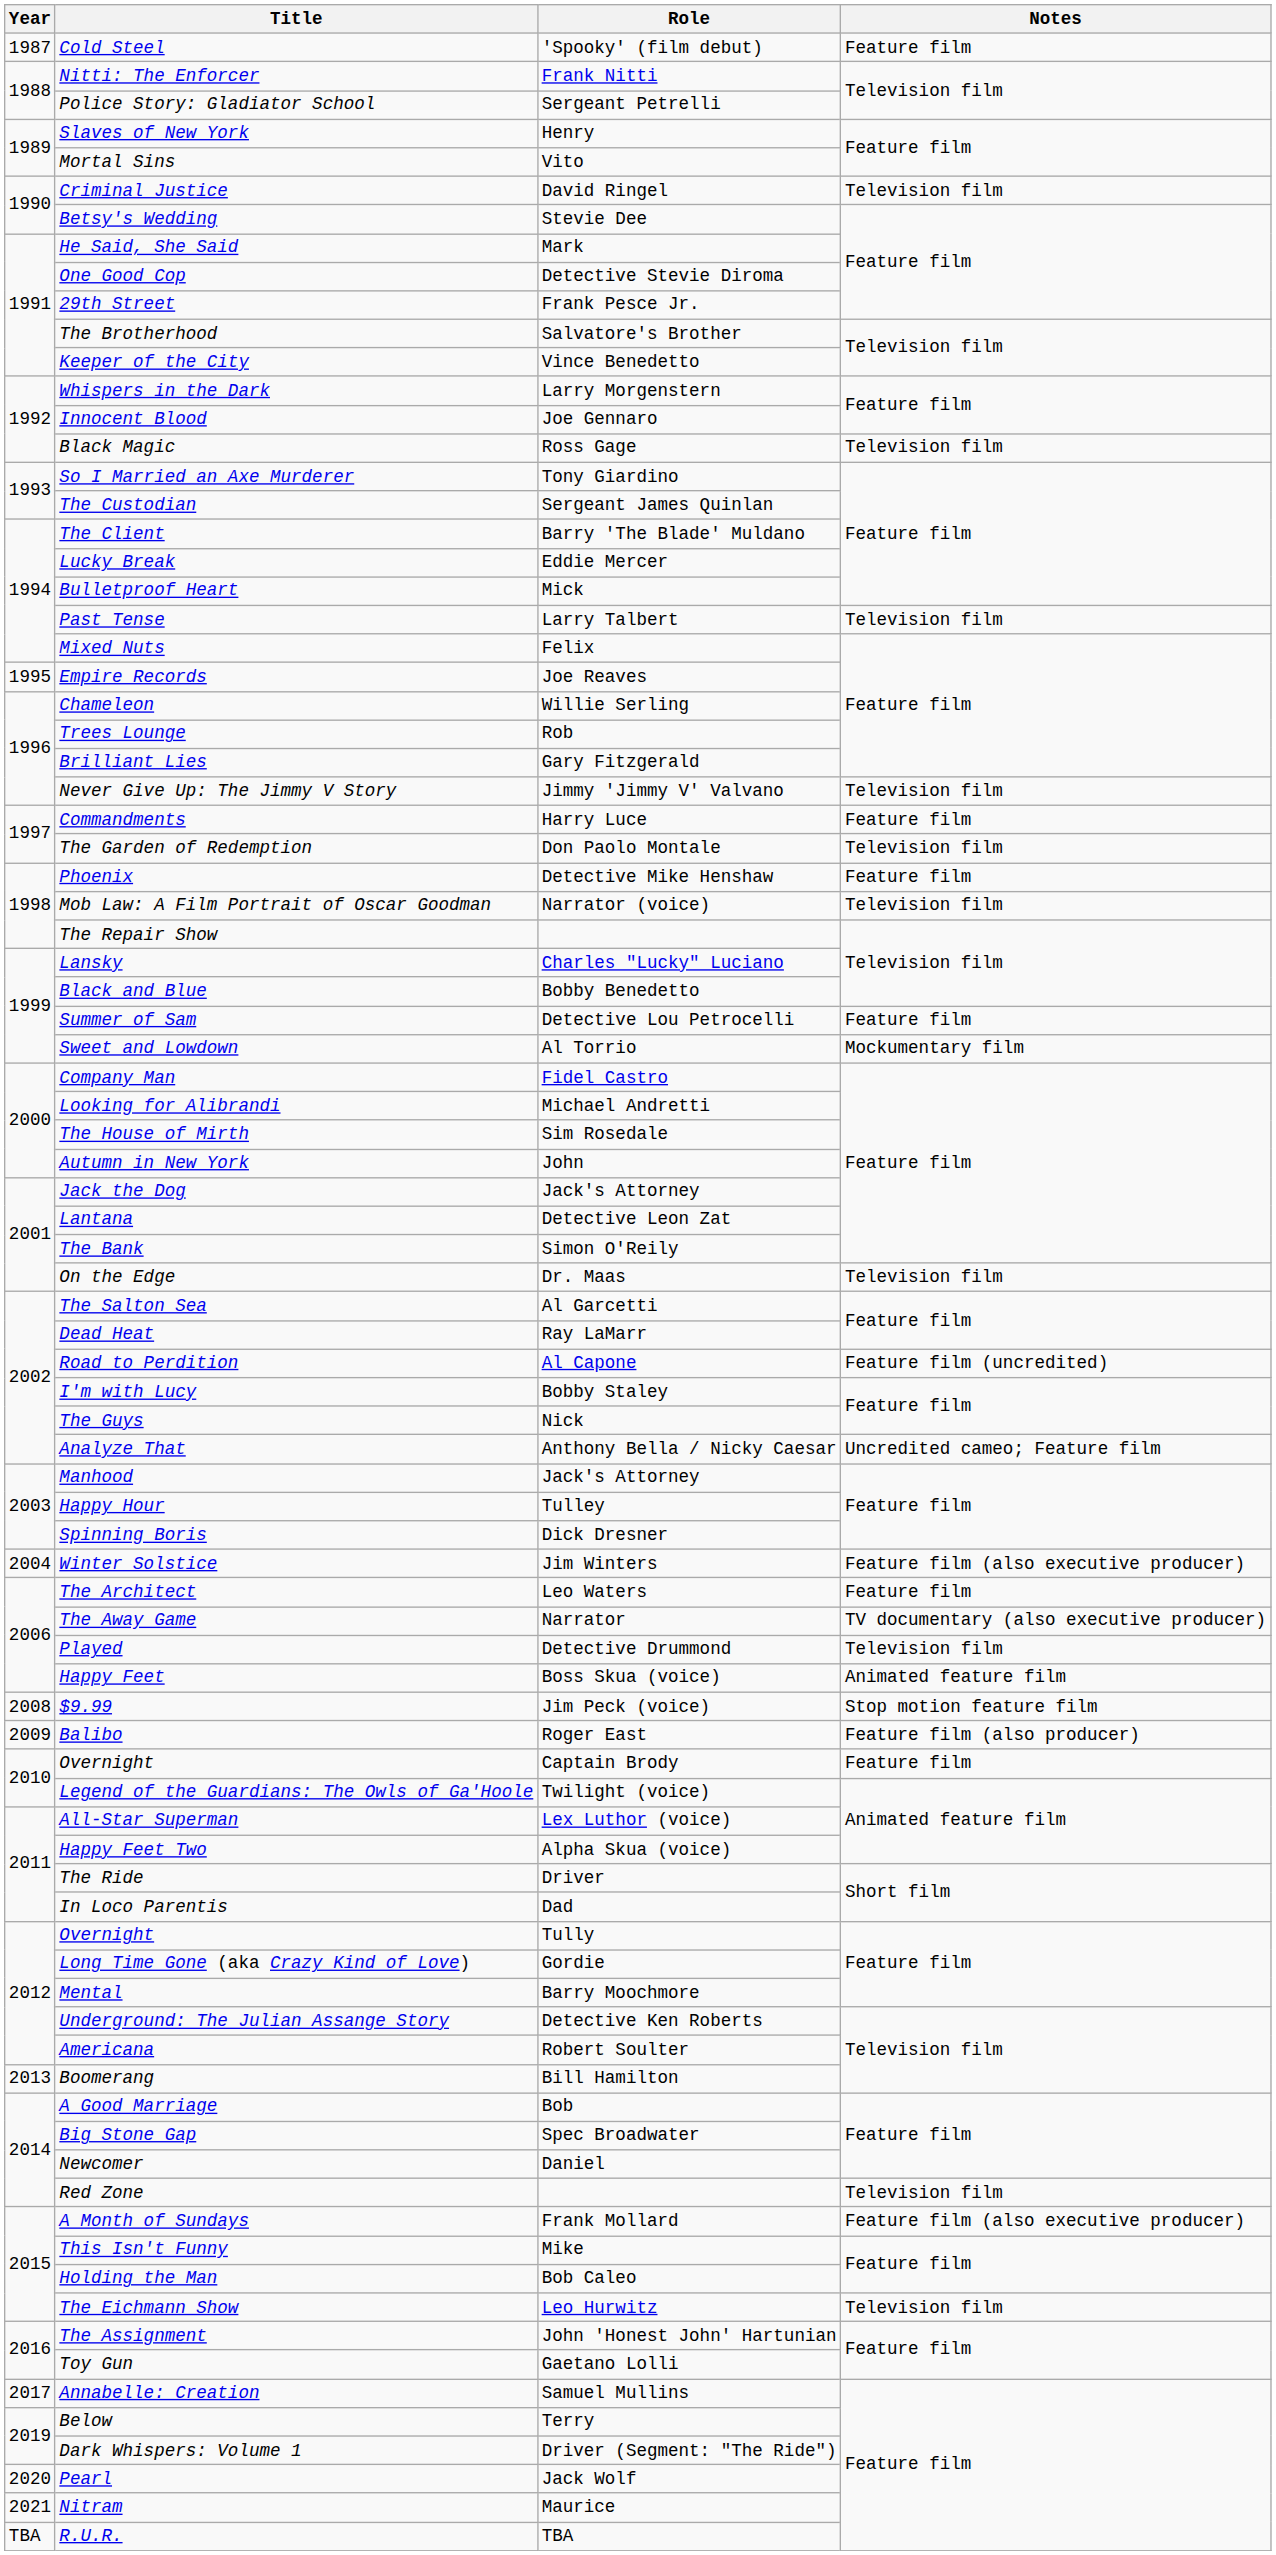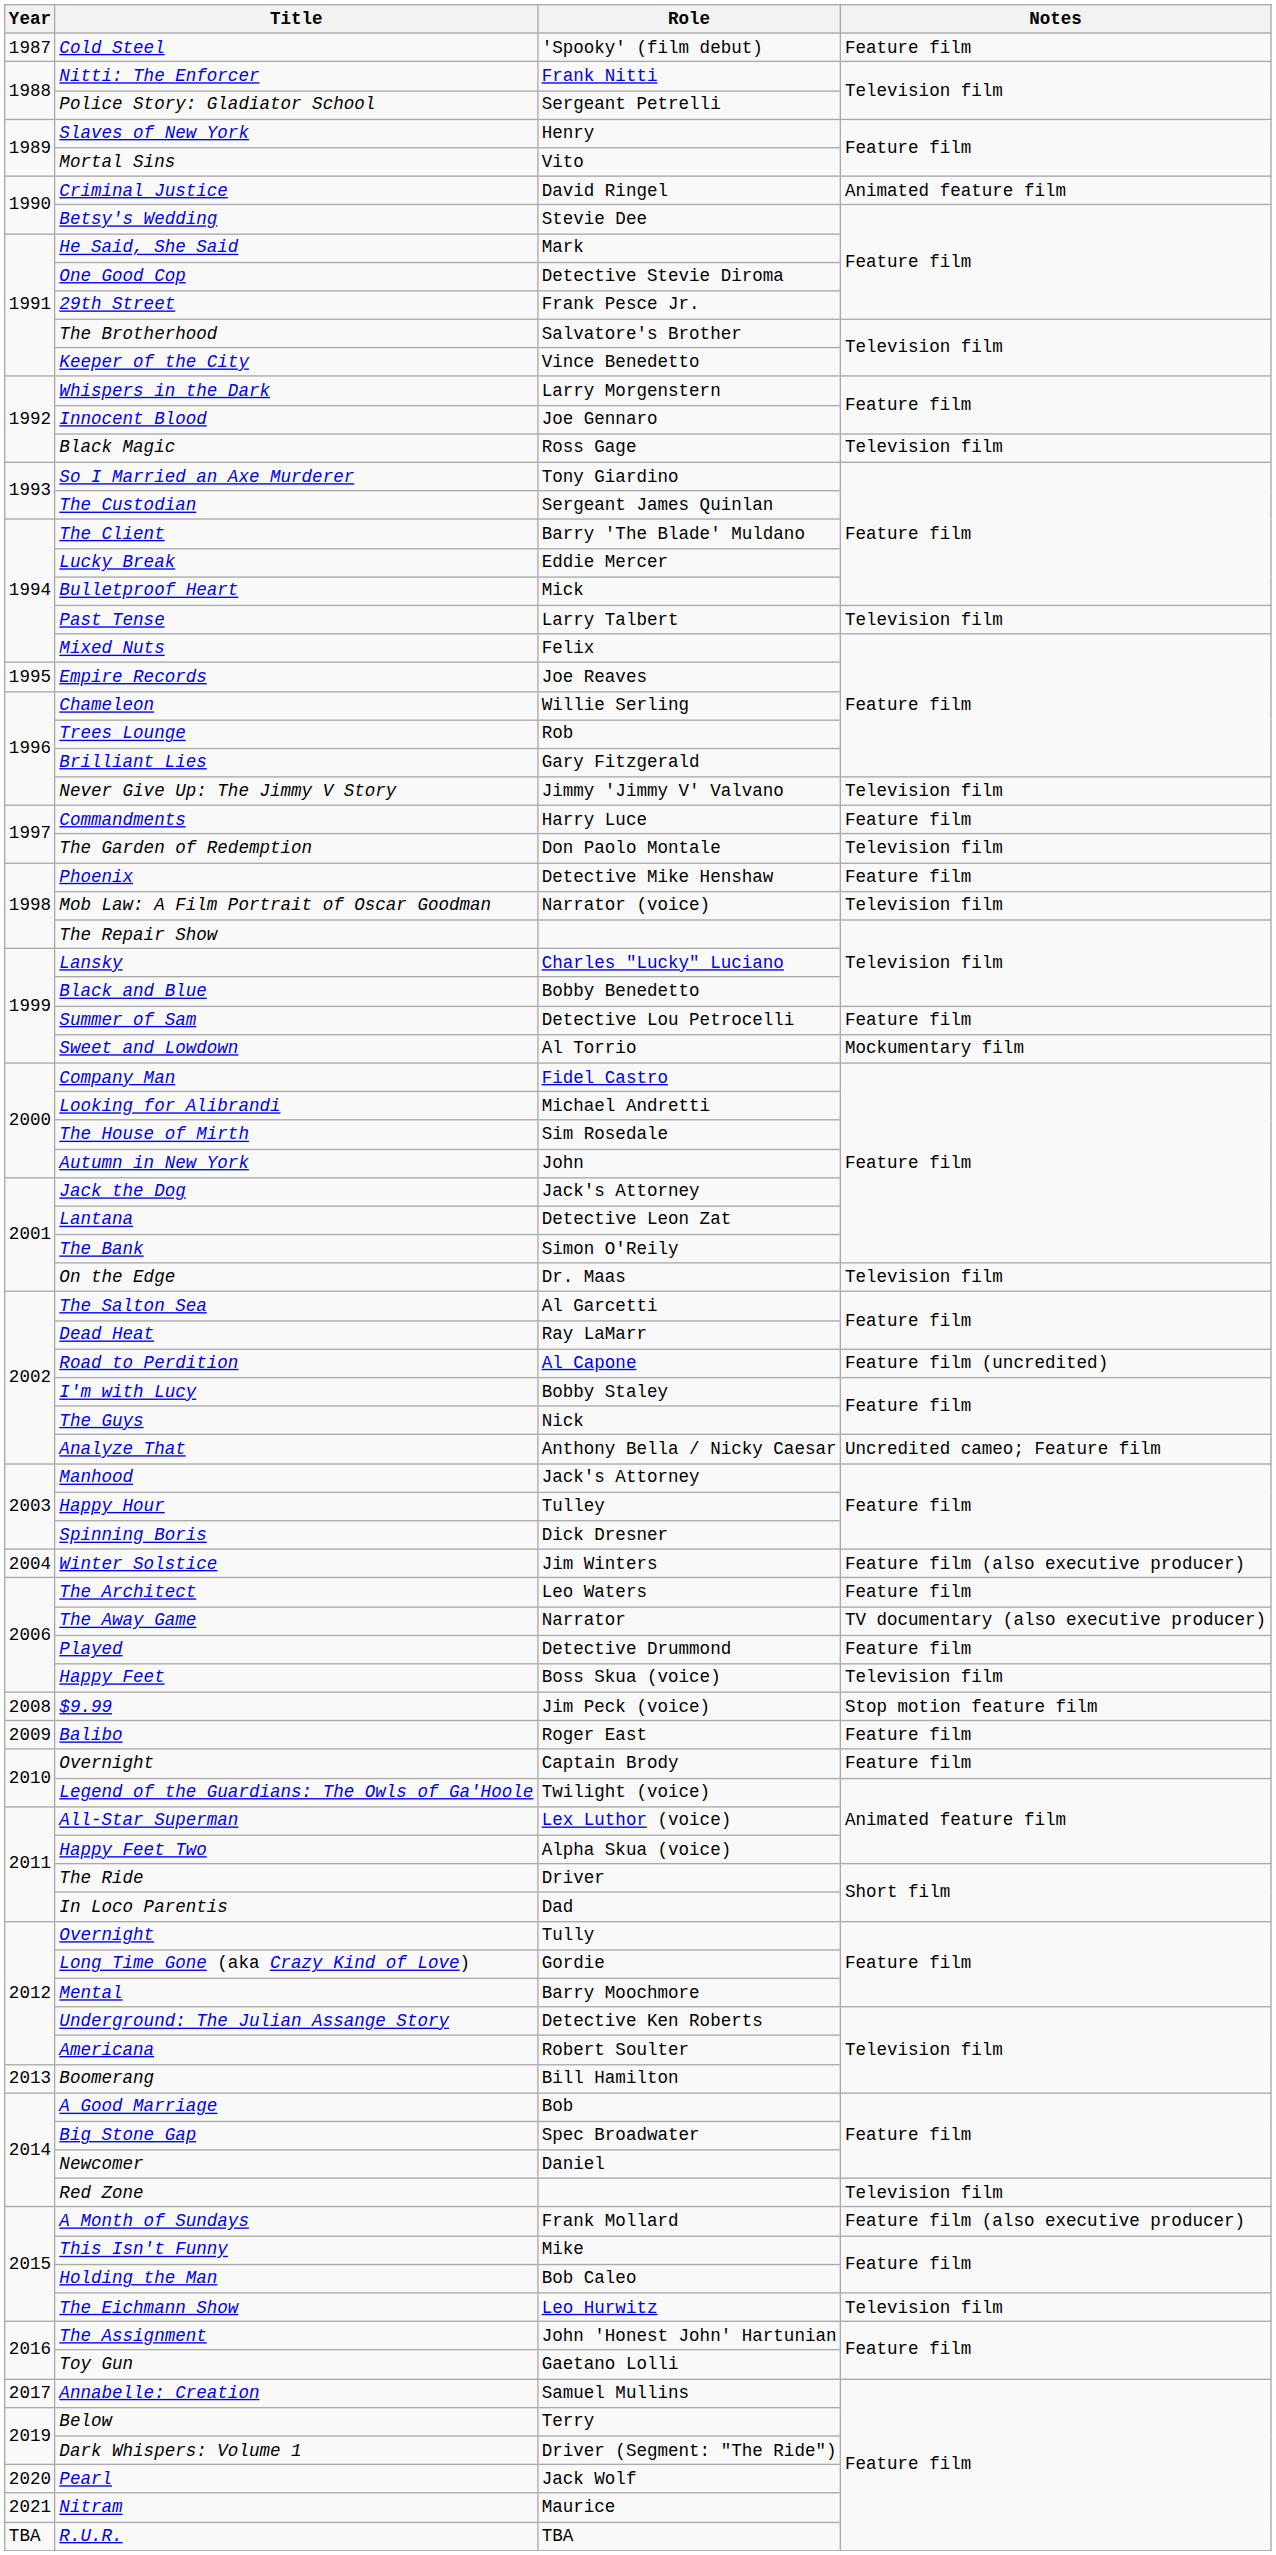(924, 191) Television film -> (955, 191) Animated feature film
(924, 1649) Television film -> (908, 1649) Feature film
(955, 1678) Animated feature film -> (924, 1678) Television film
(992, 1735) Feature film (also producer) -> (908, 1735) Feature film
